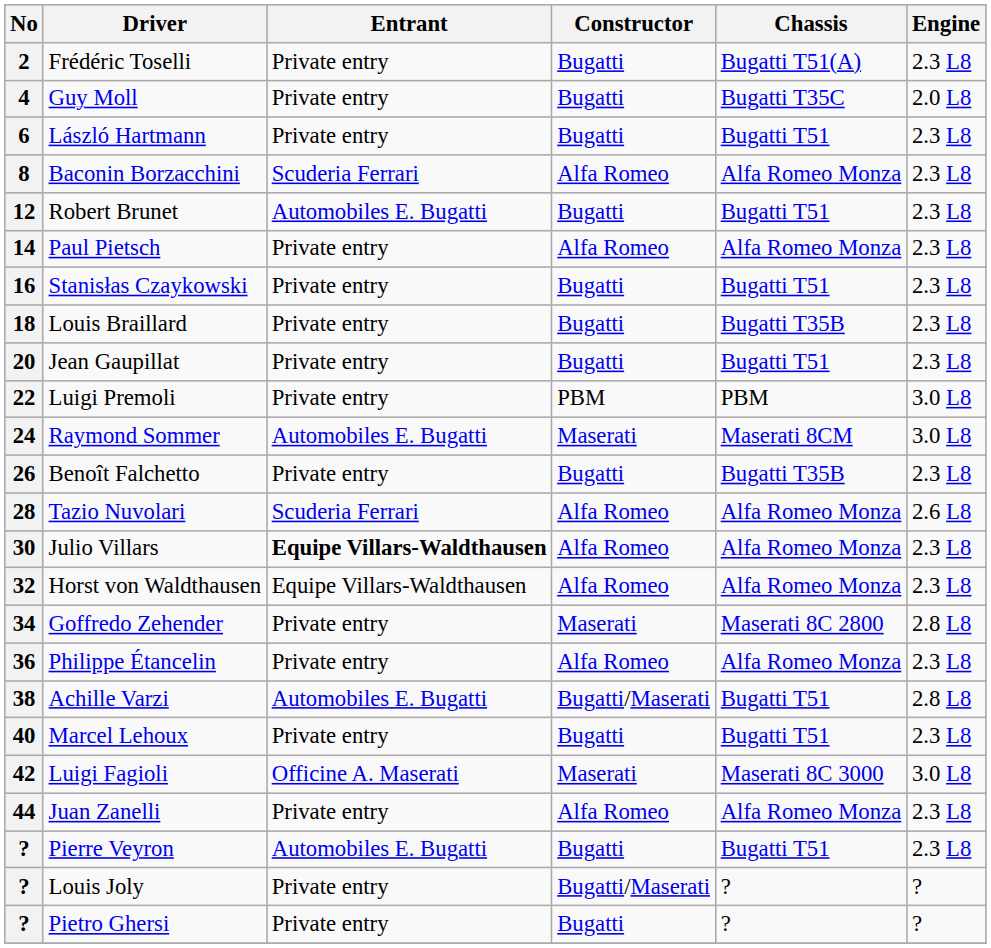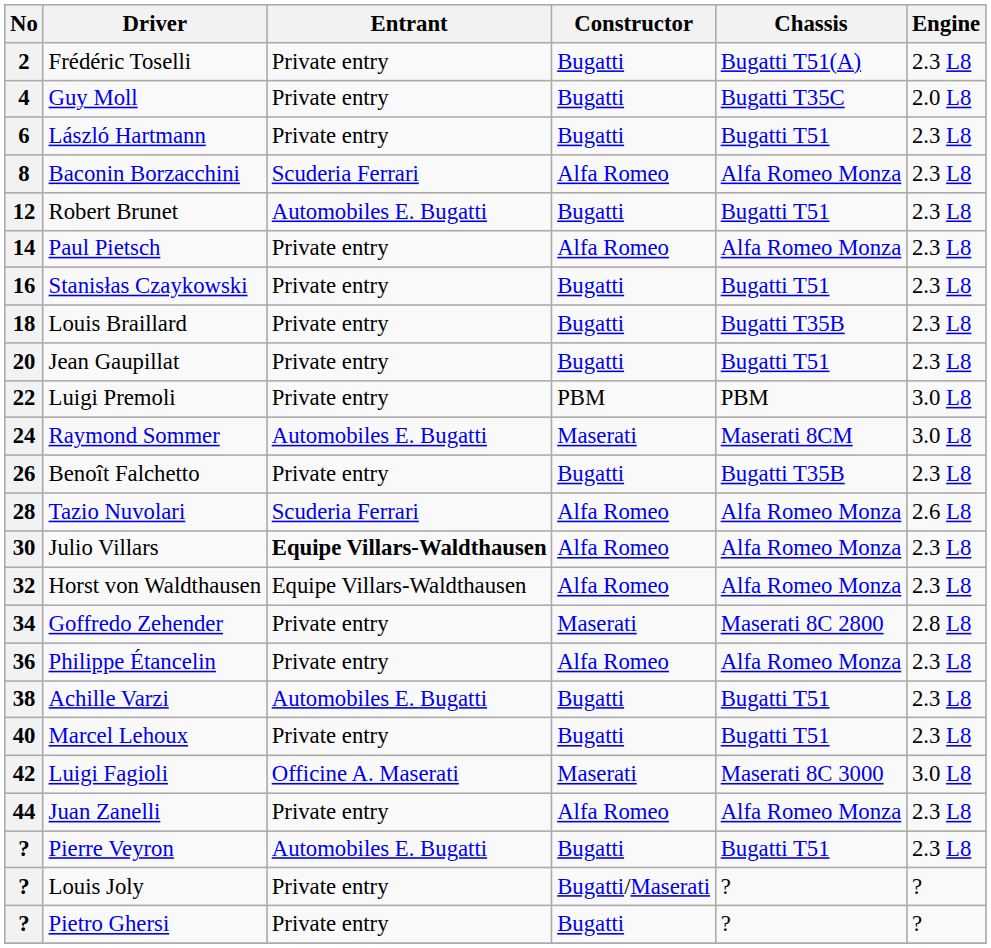(634, 699) Bugatti/Maserati -> (591, 699) Bugatti
(942, 699) 2.8 L8 -> (942, 699) 2.3 L8
